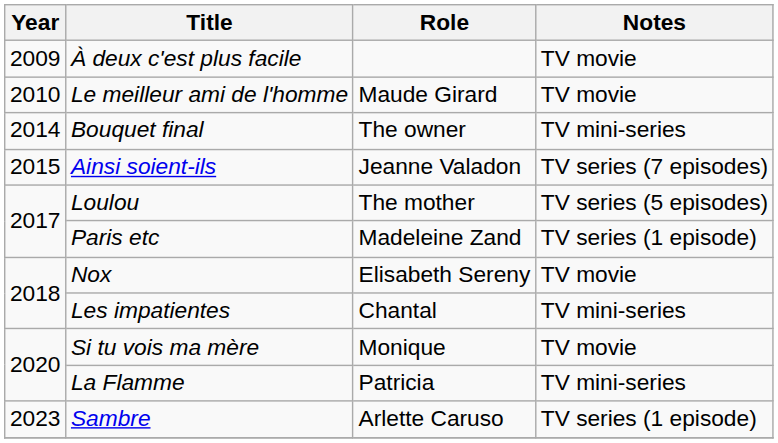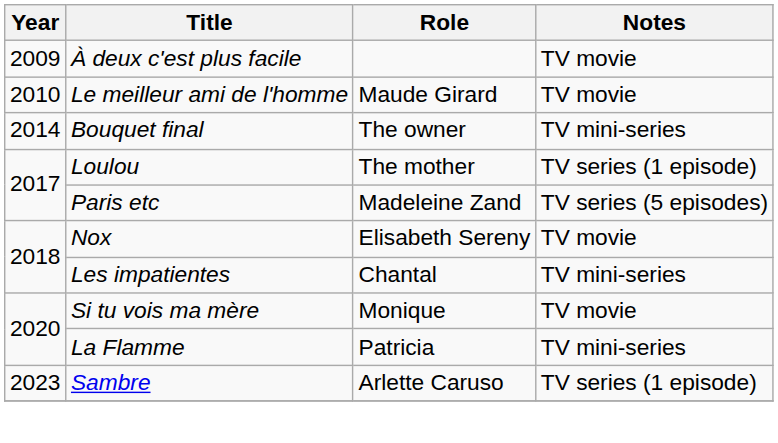- row: (144, 166)
(654, 202) TV series (5 episodes) -> (649, 166) TV series (1 episode)
(649, 238) TV series (1 episode) -> (654, 202) TV series (5 episodes)
